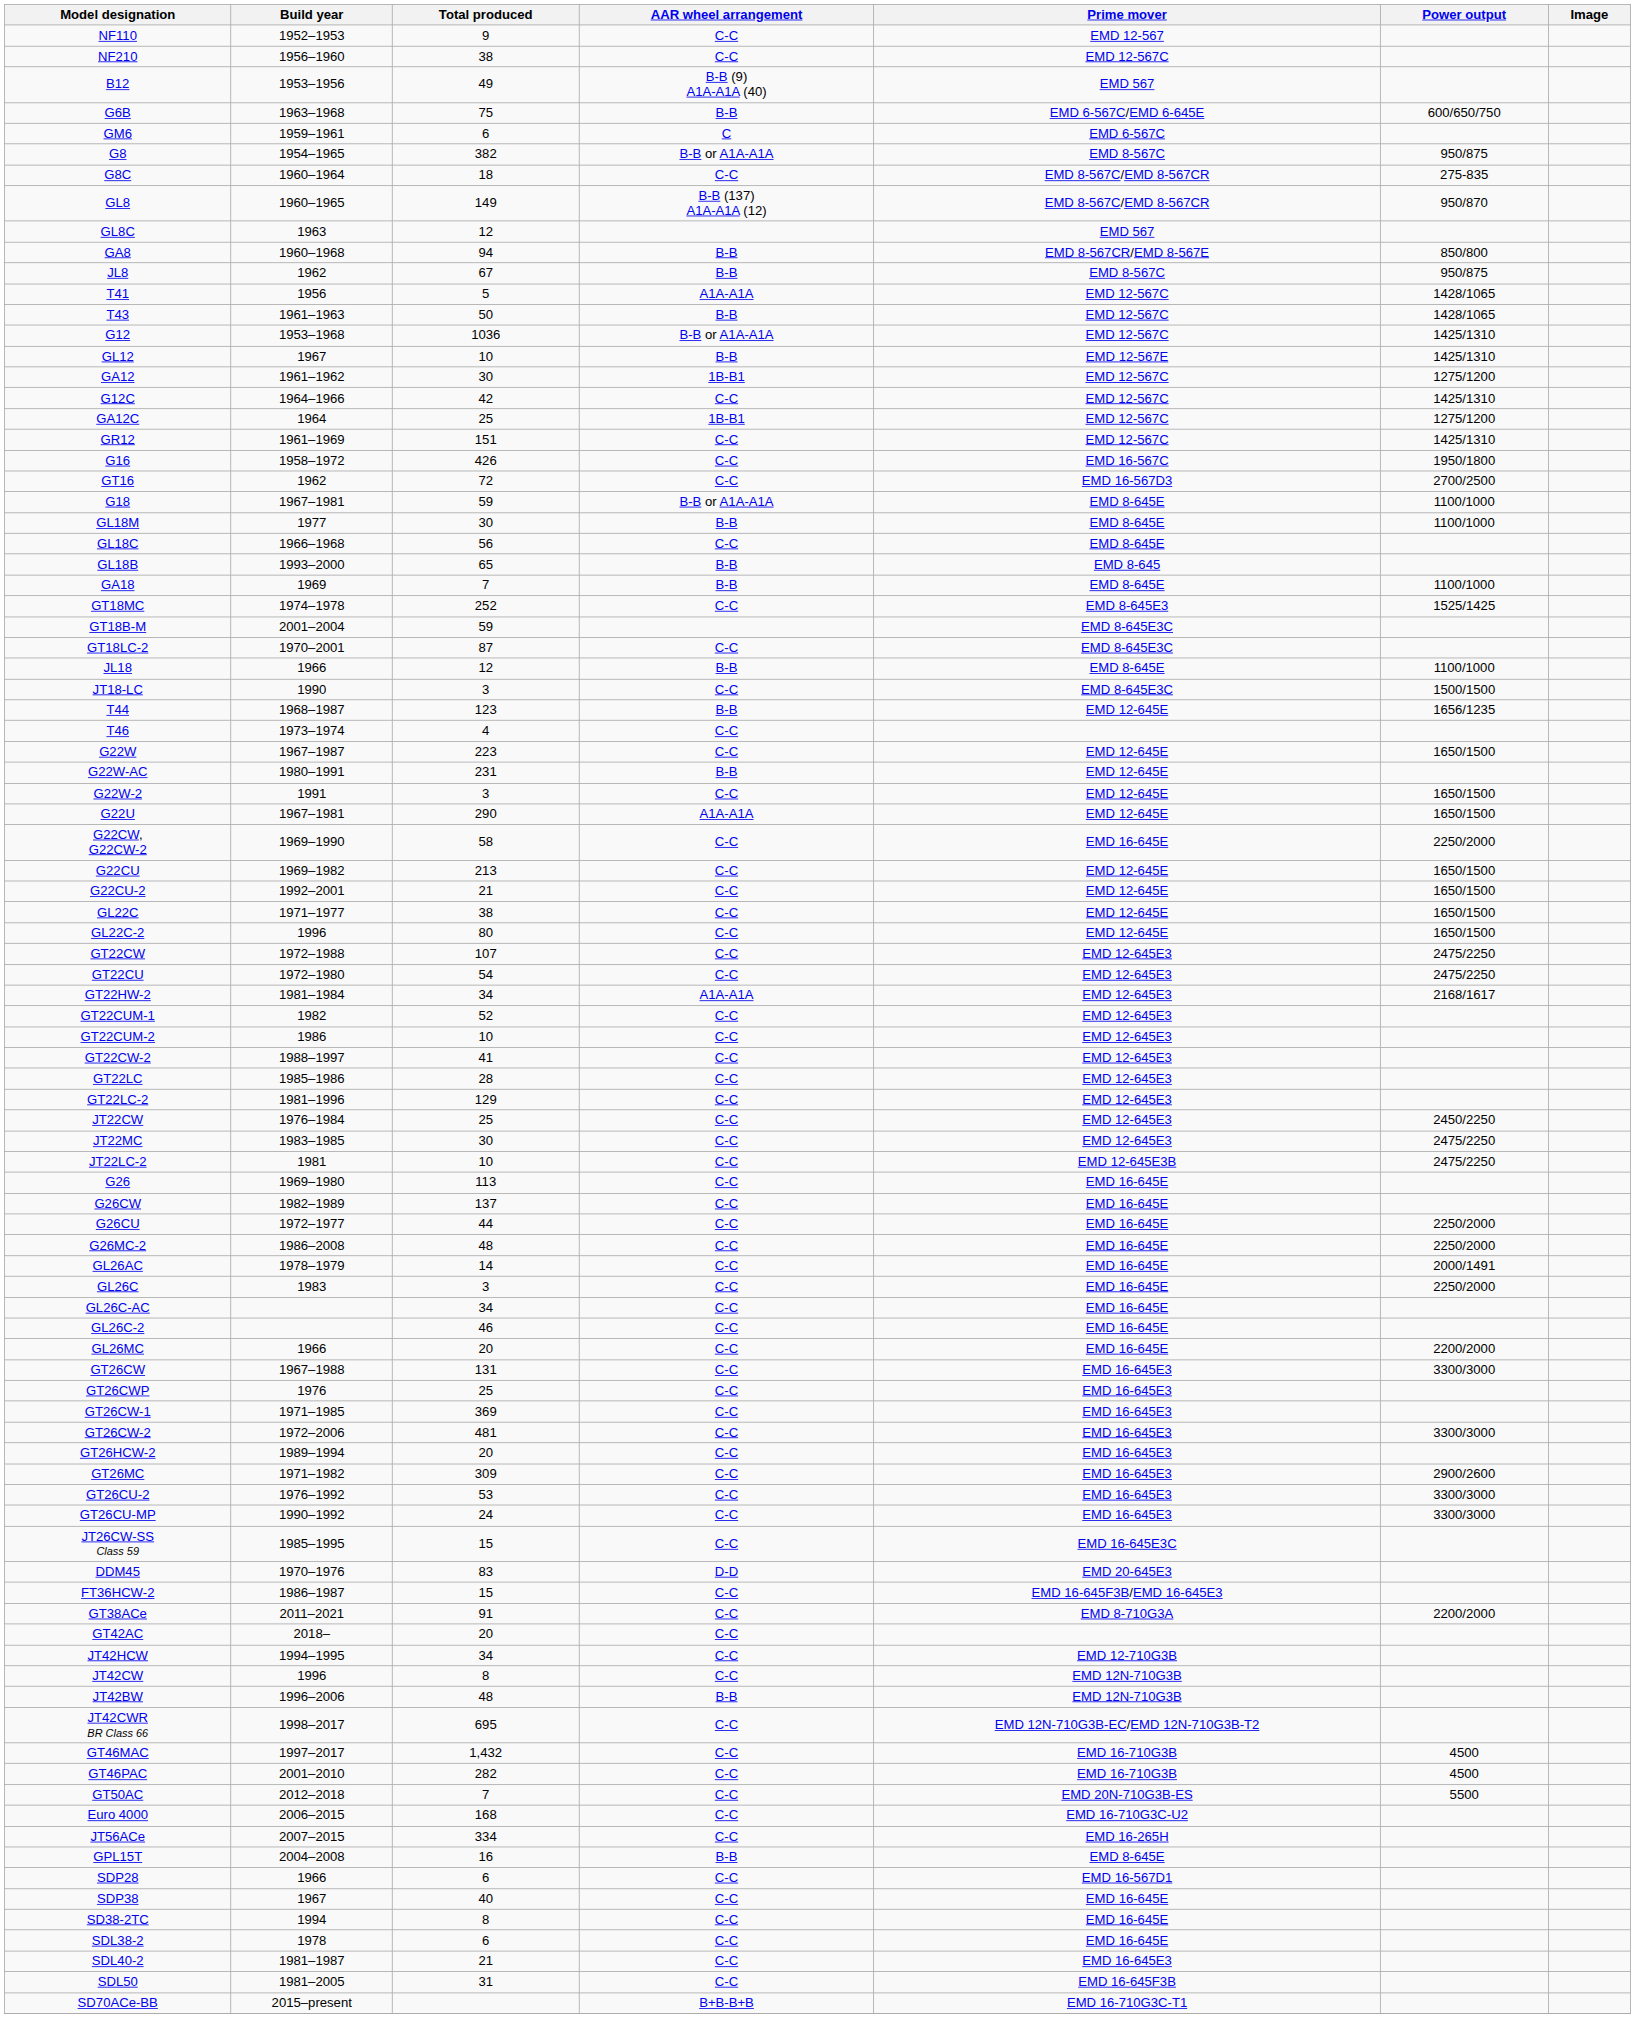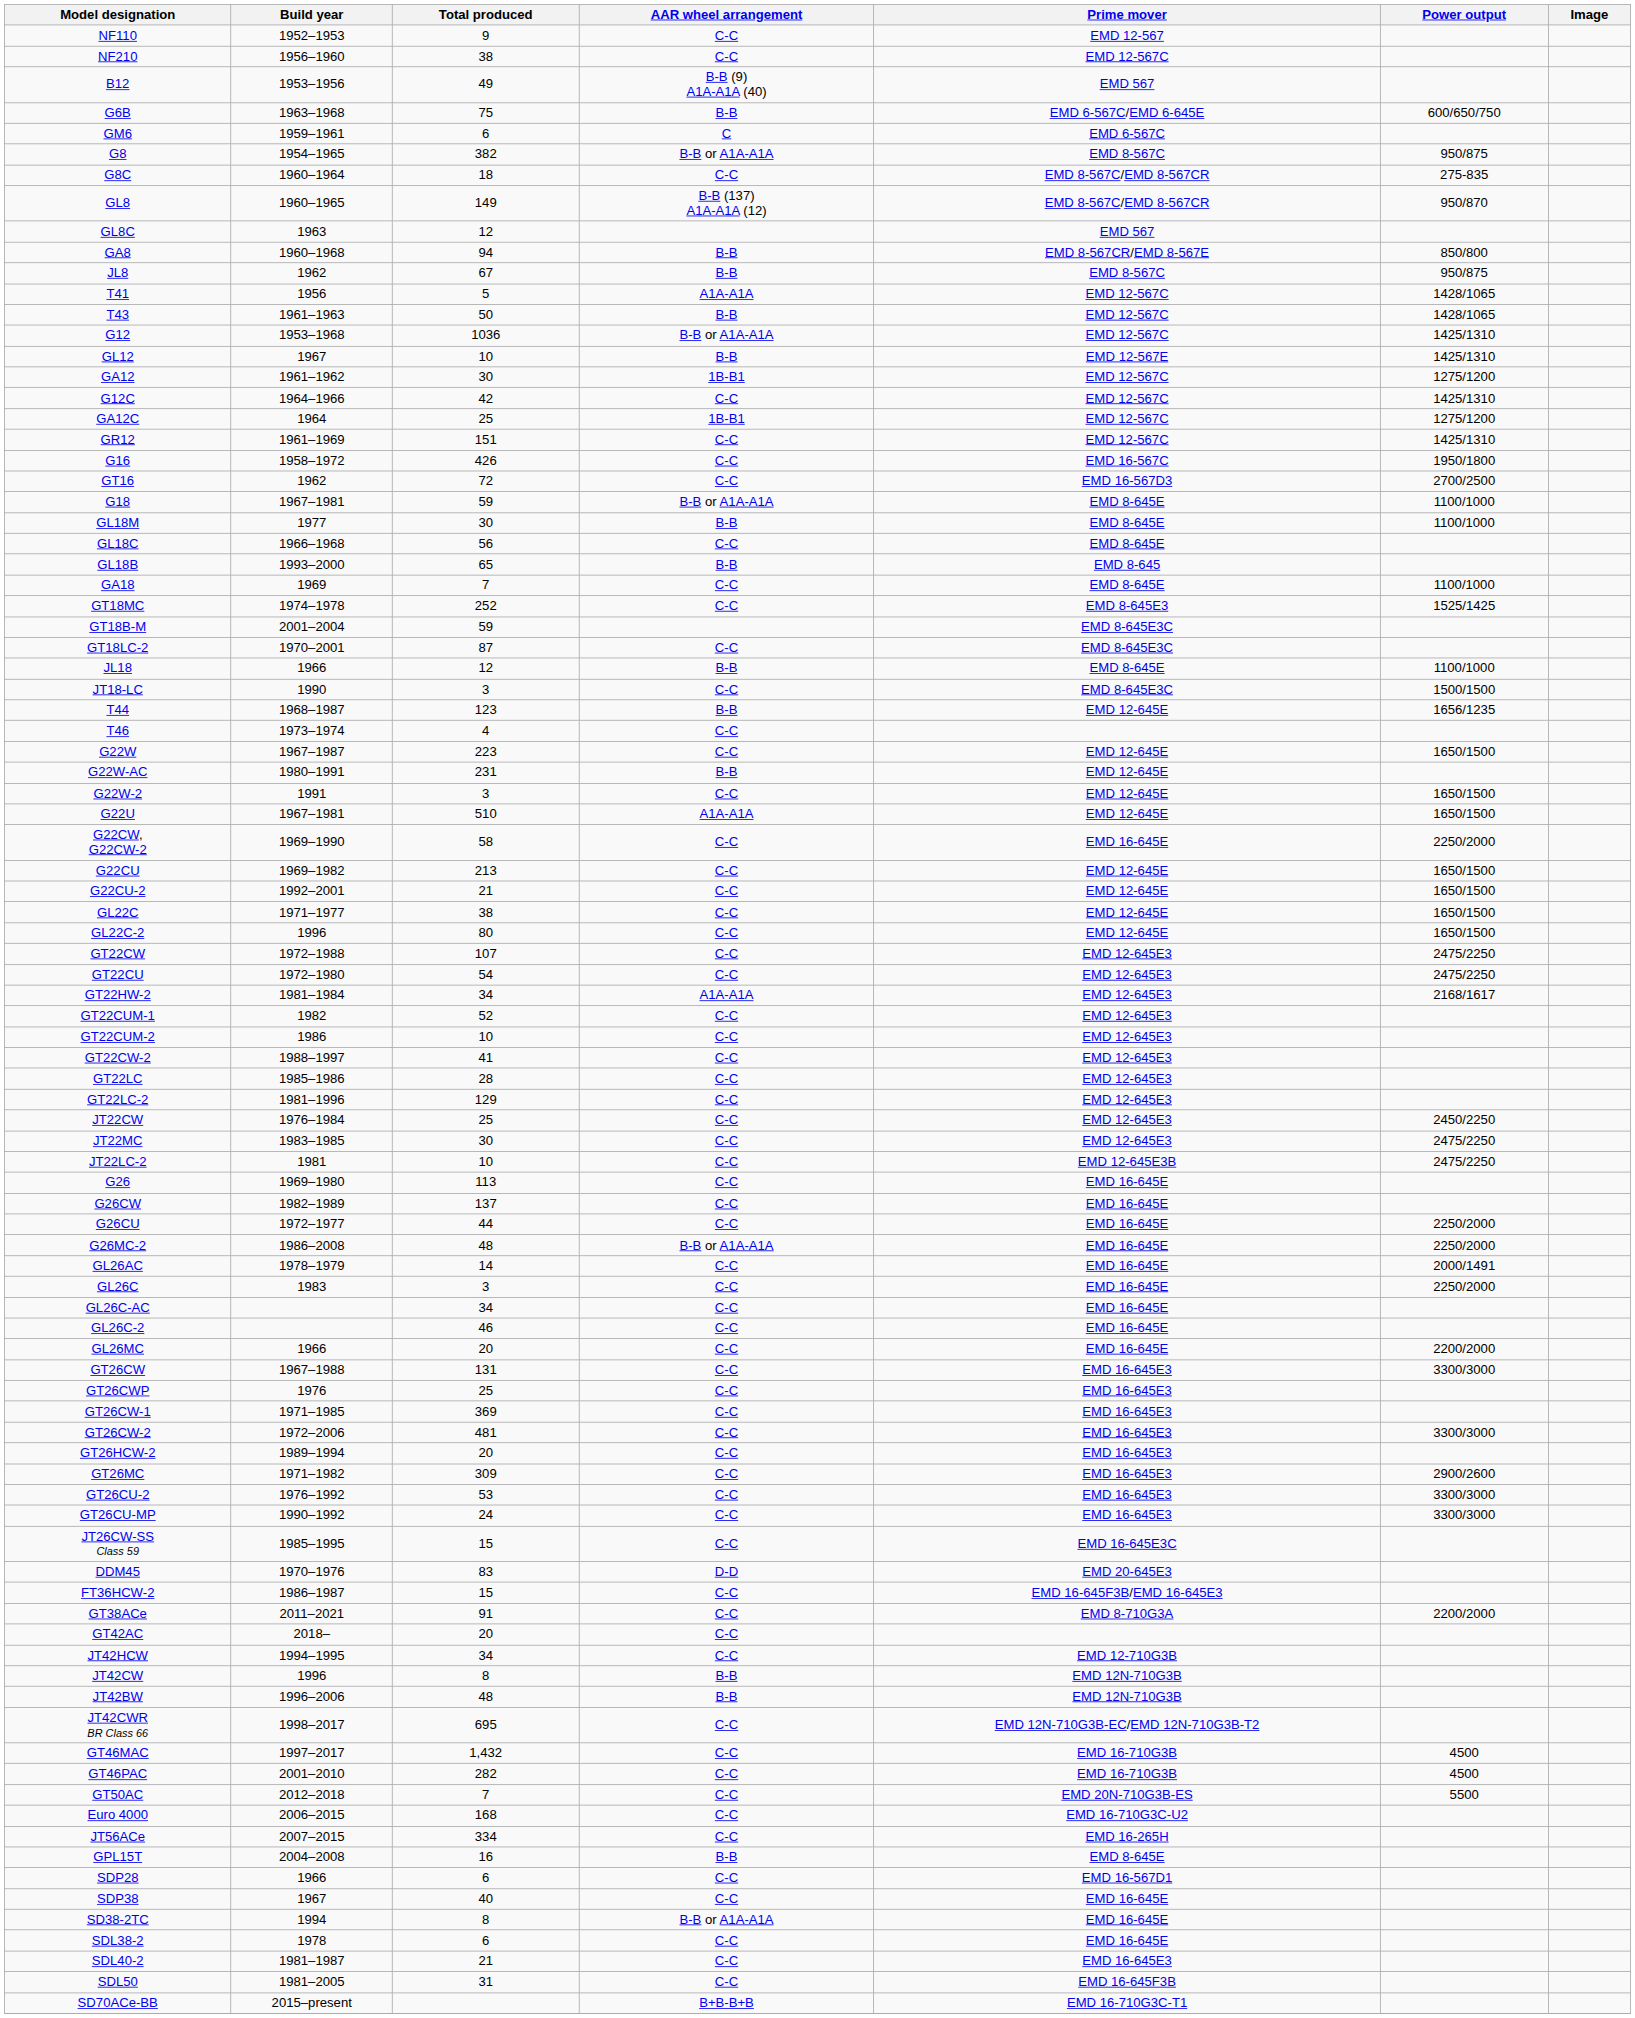(727, 585) B-B -> (727, 585) C-C
(486, 814) 290 -> (486, 814) 510
(727, 1245) C-C -> (727, 1245) B-B or A1A-A1A
(727, 1676) C-C -> (727, 1676) B-B
(727, 1919) C-C -> (727, 1919) B-B or A1A-A1A
